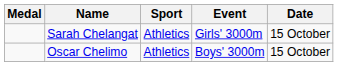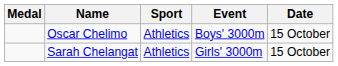rows swapped: (93, 33) <-> (87, 53)
